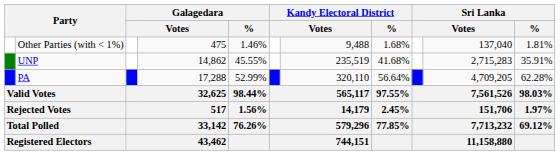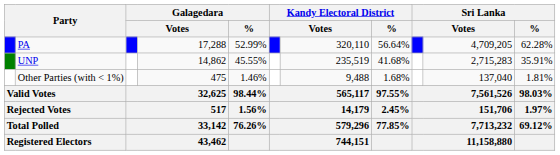rows swapped: (24, 77) <-> (71, 45)
